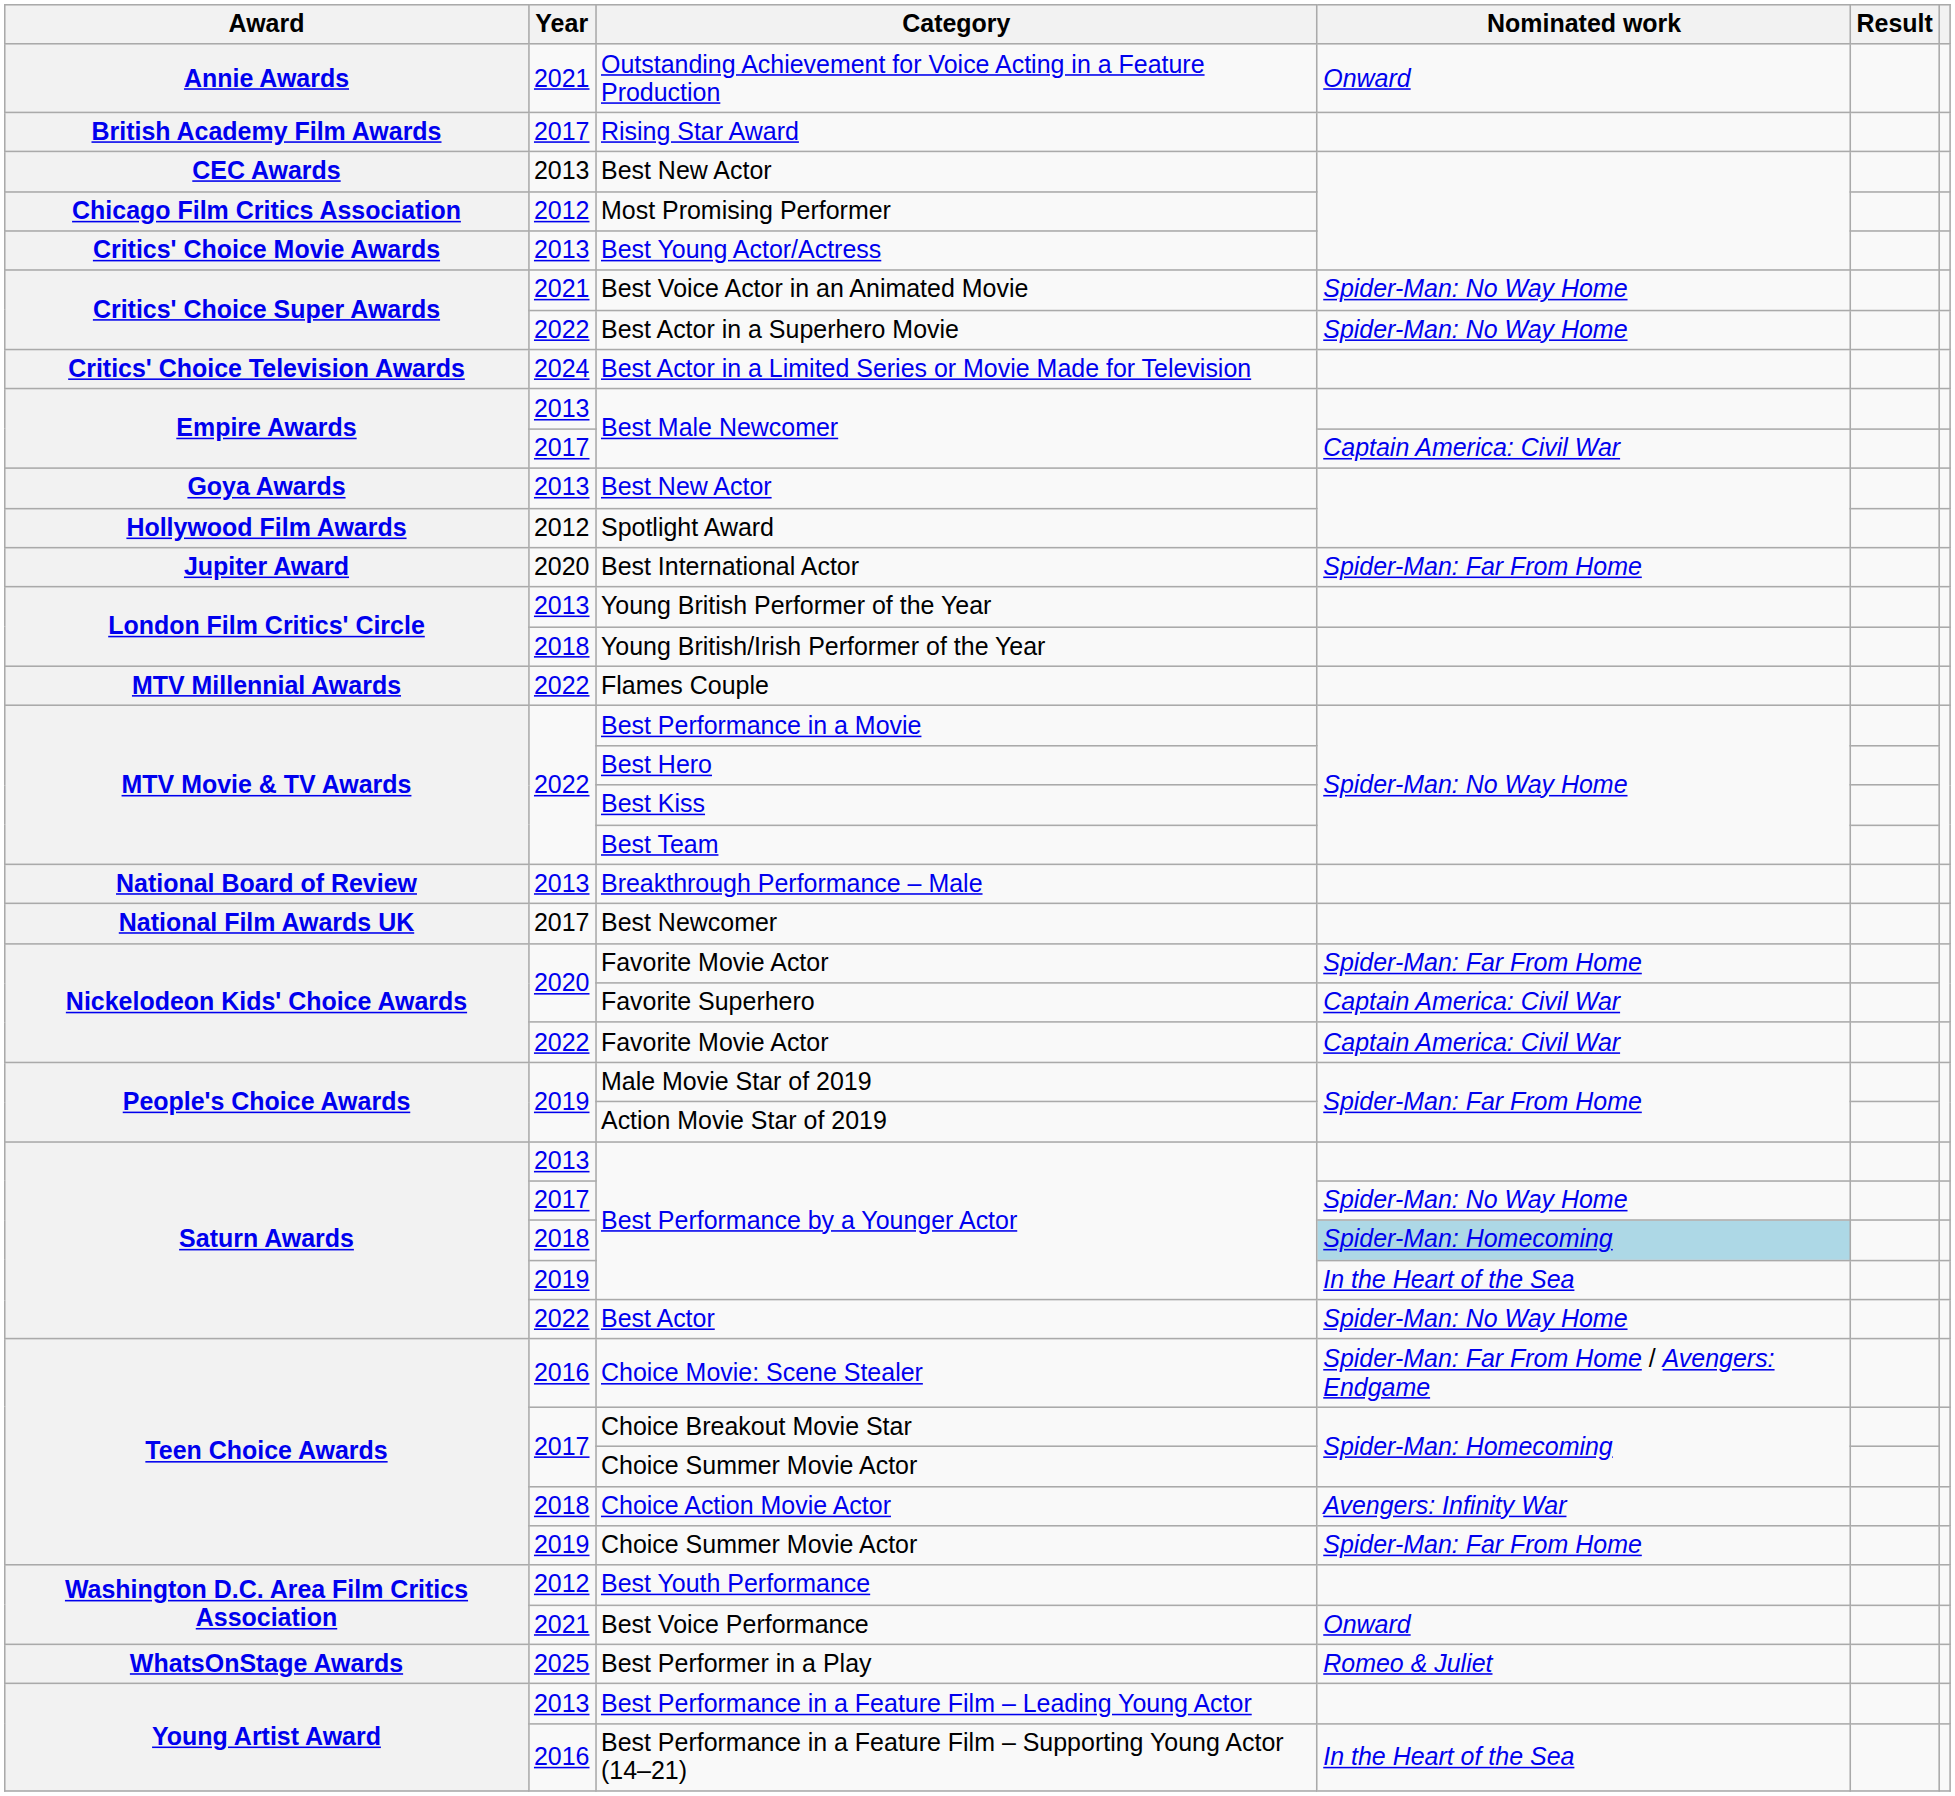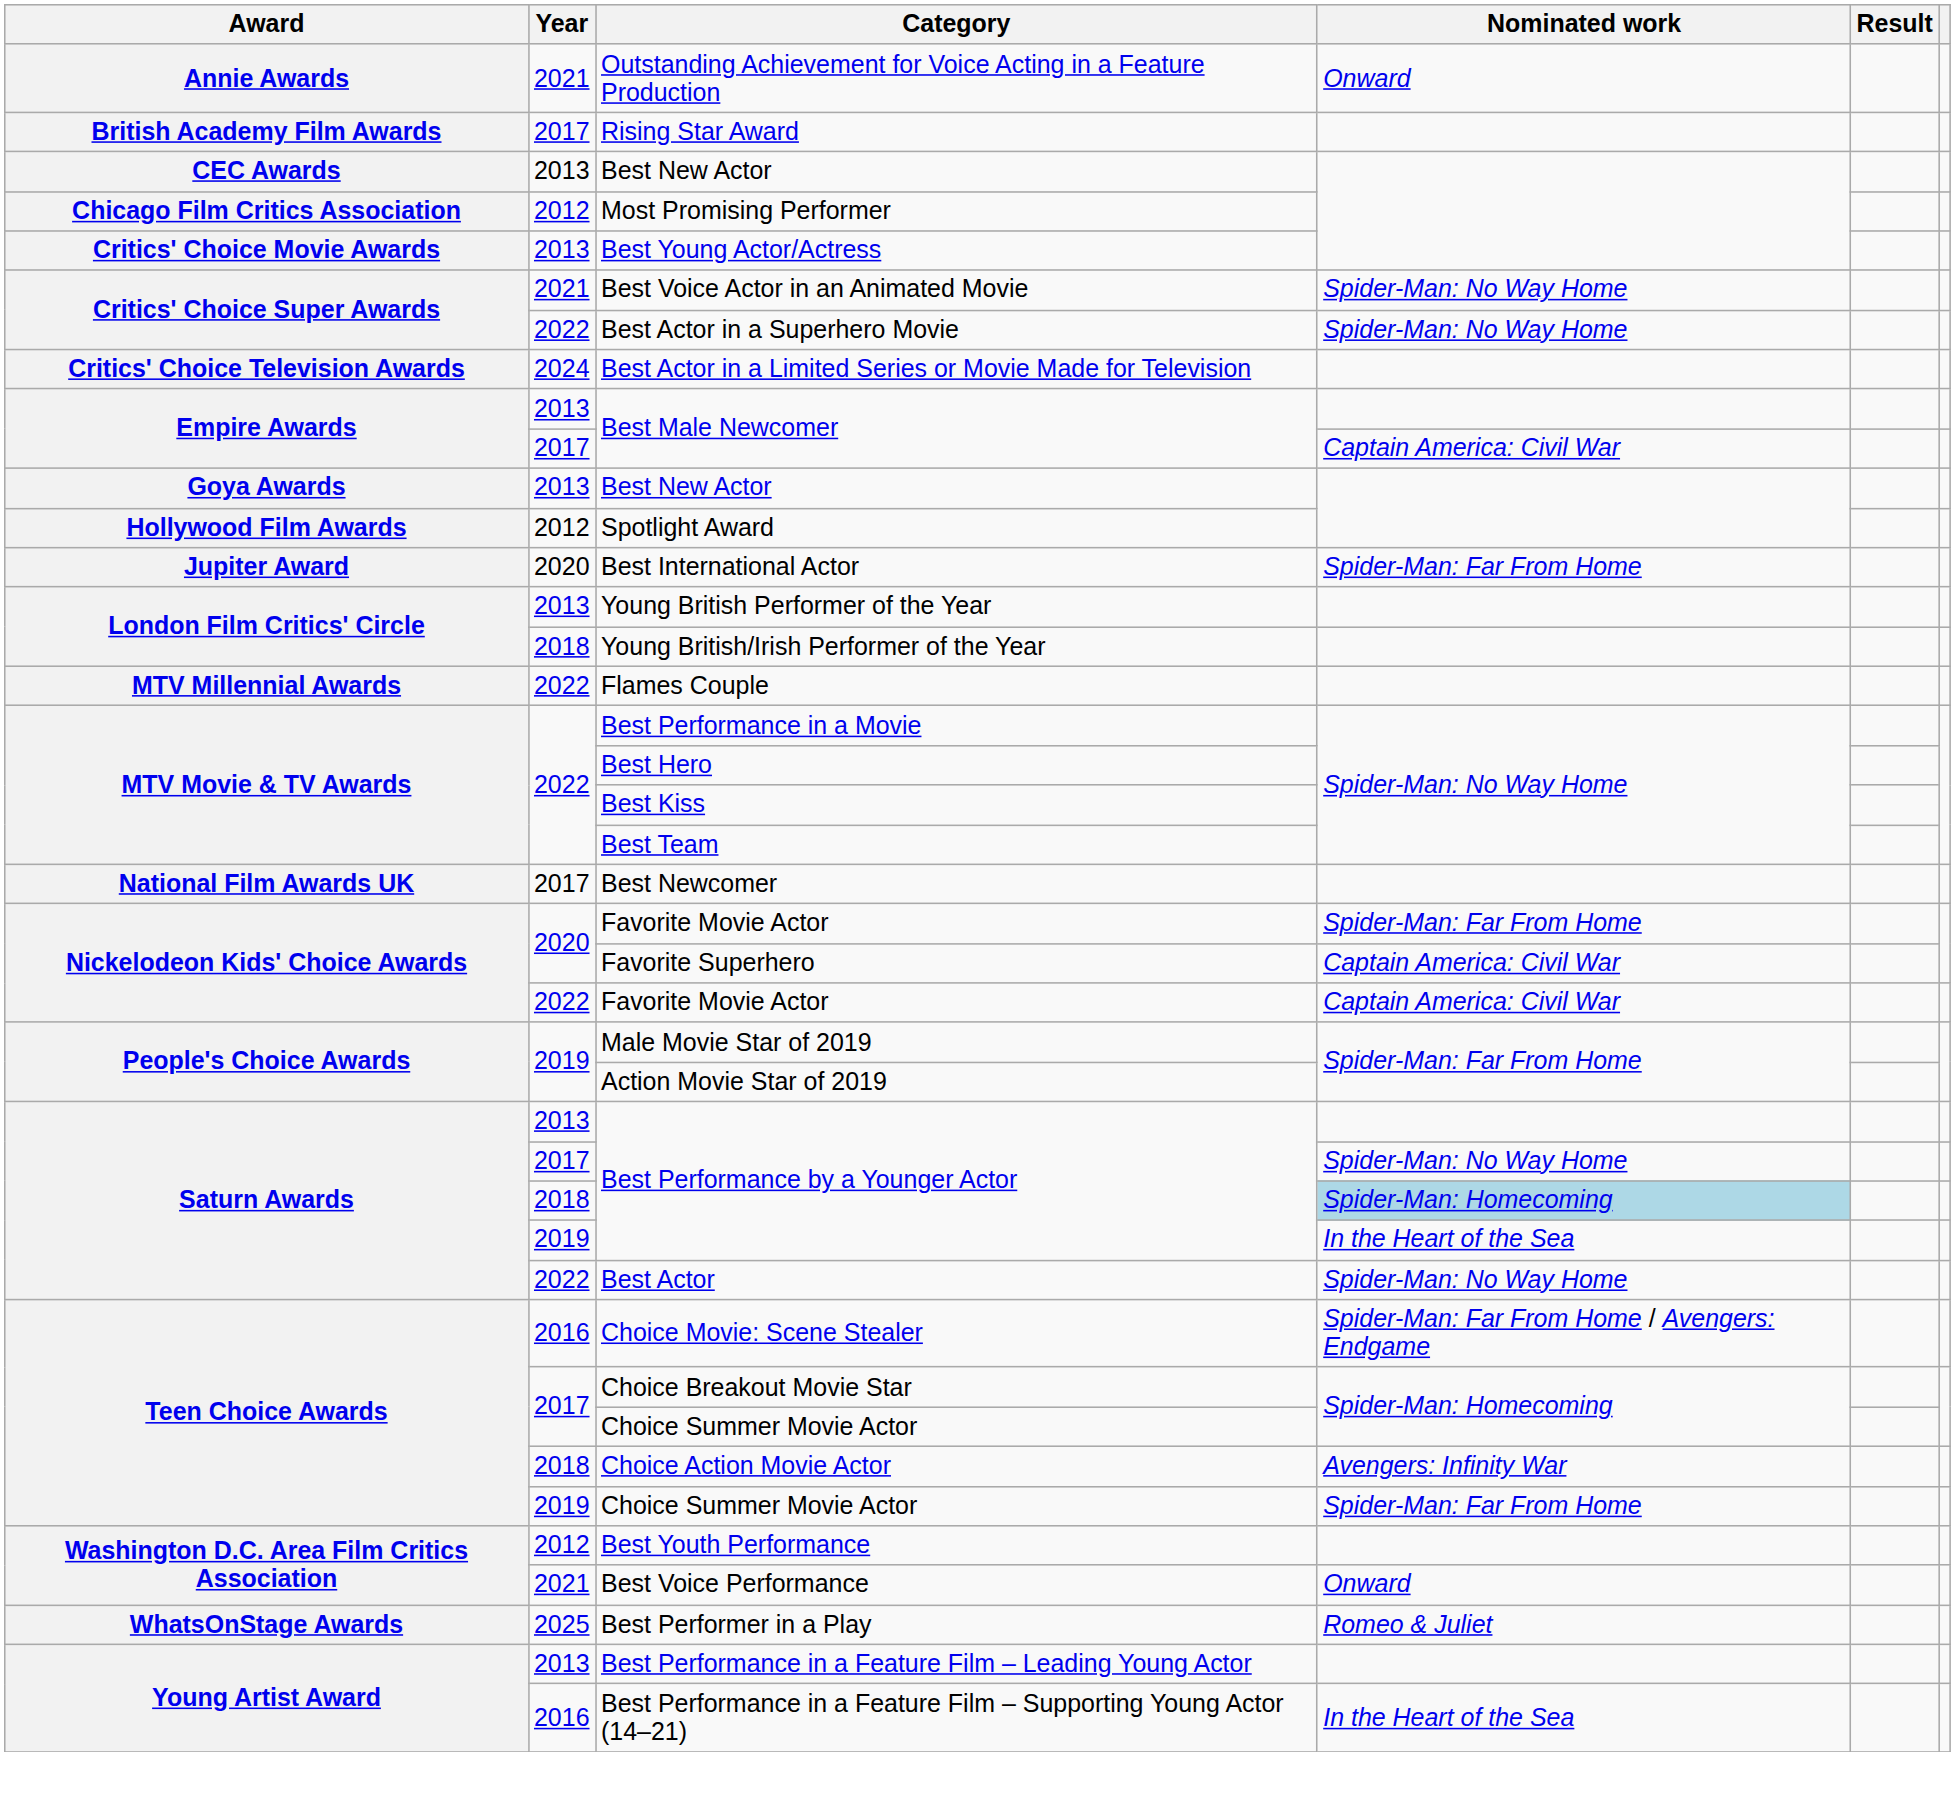- row: (562, 883)
